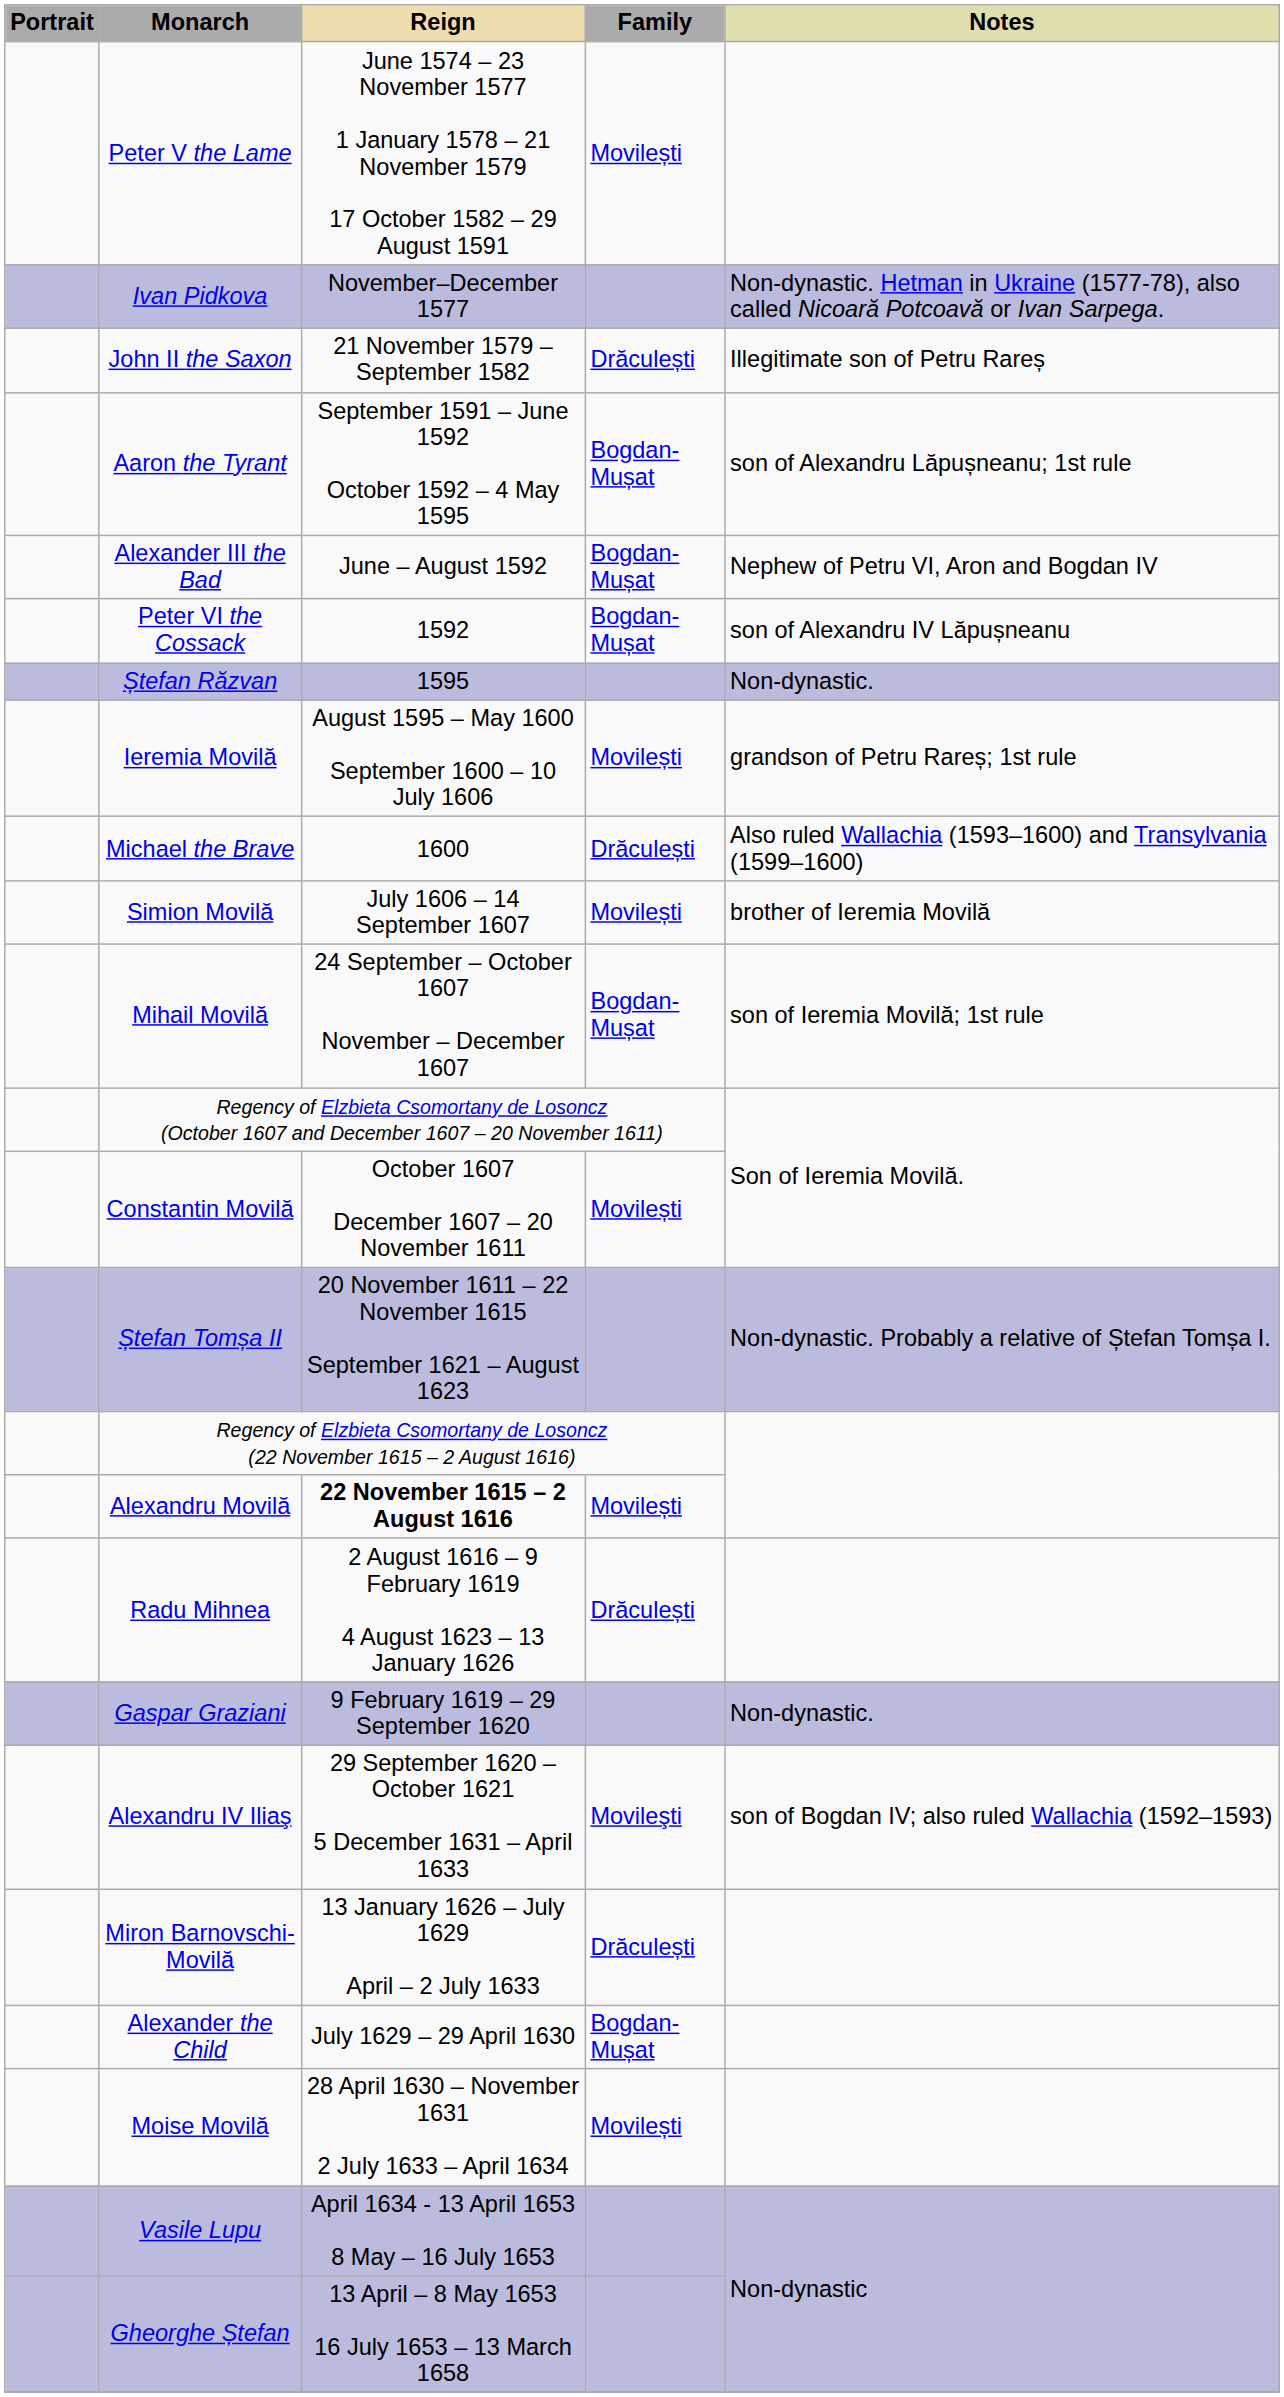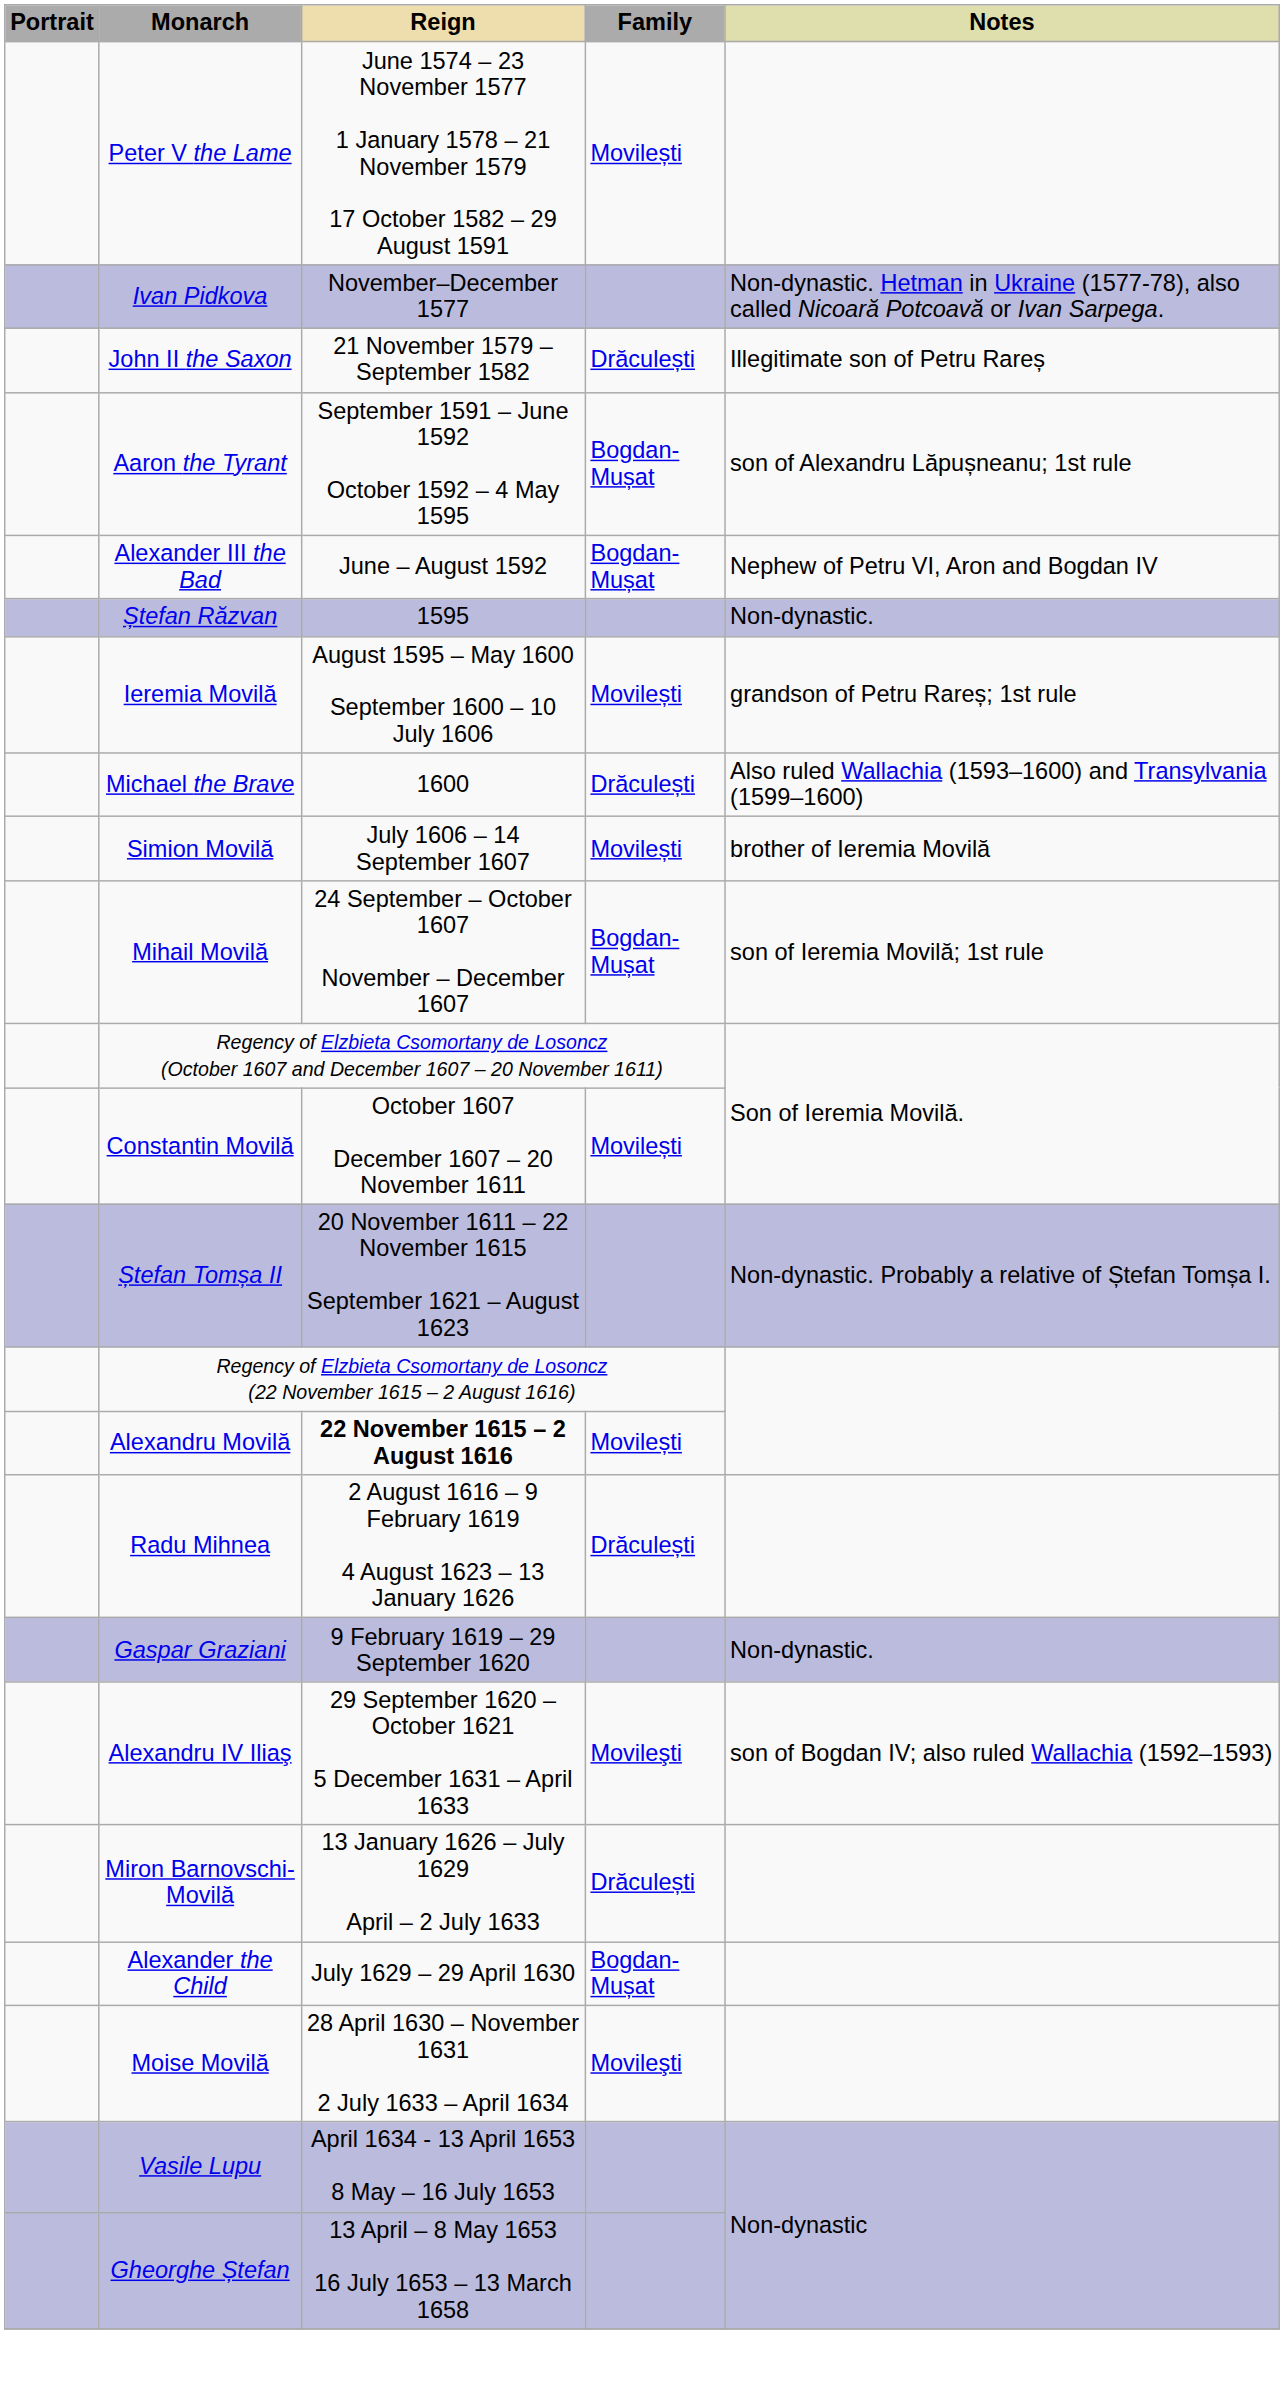- row: (200, 630)
(636, 2127) Movilești -> (636, 2063) Movileşti
